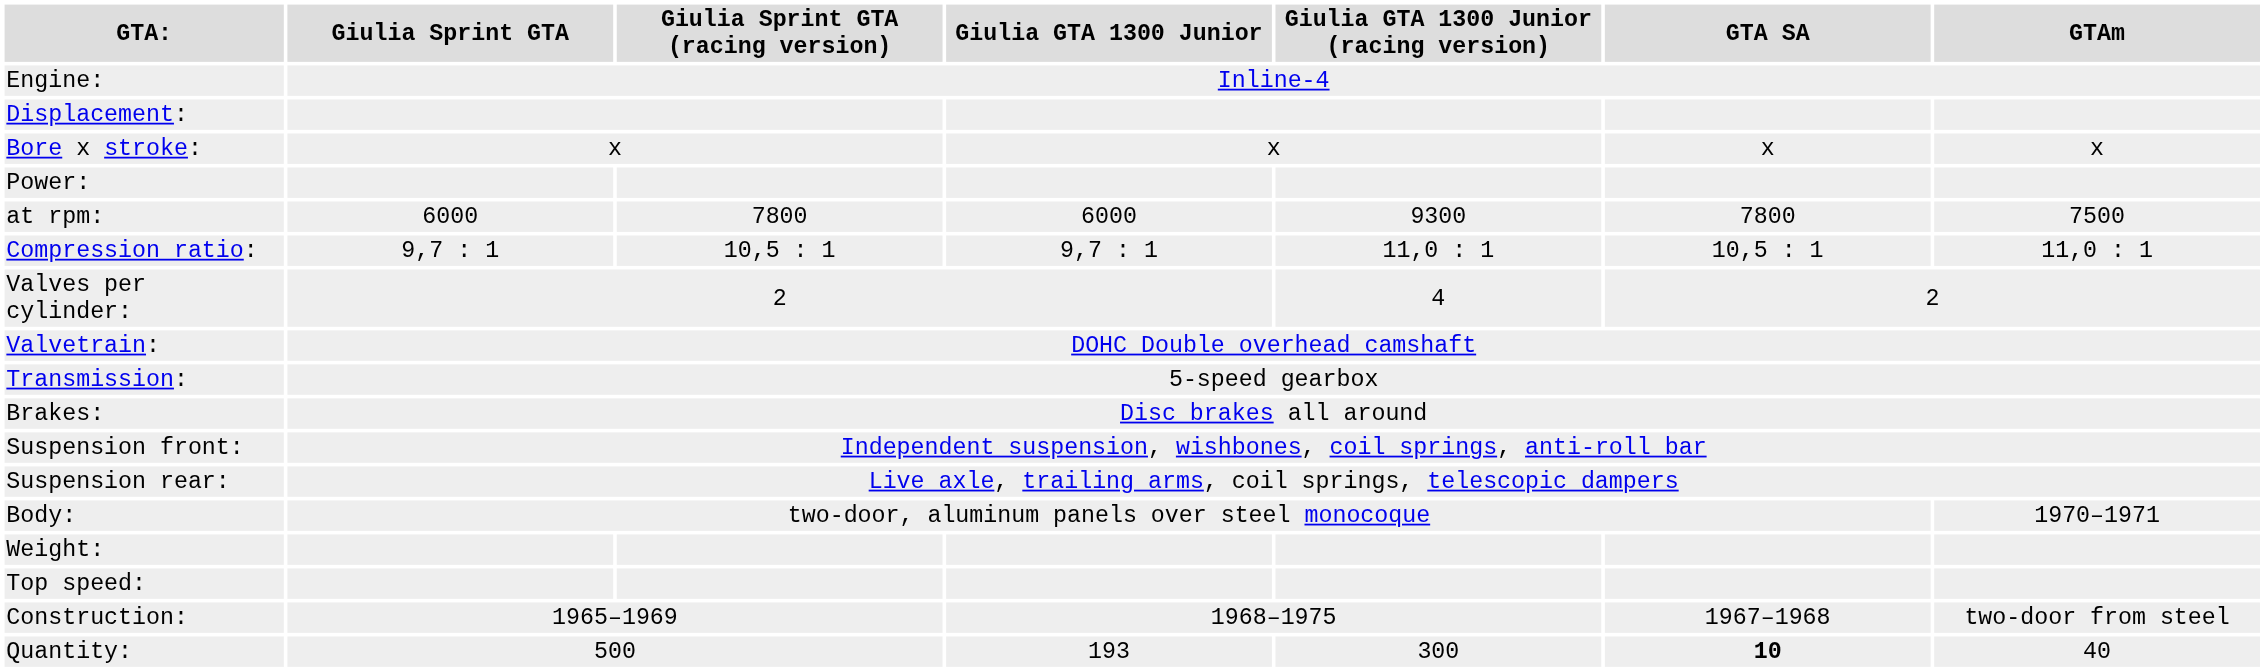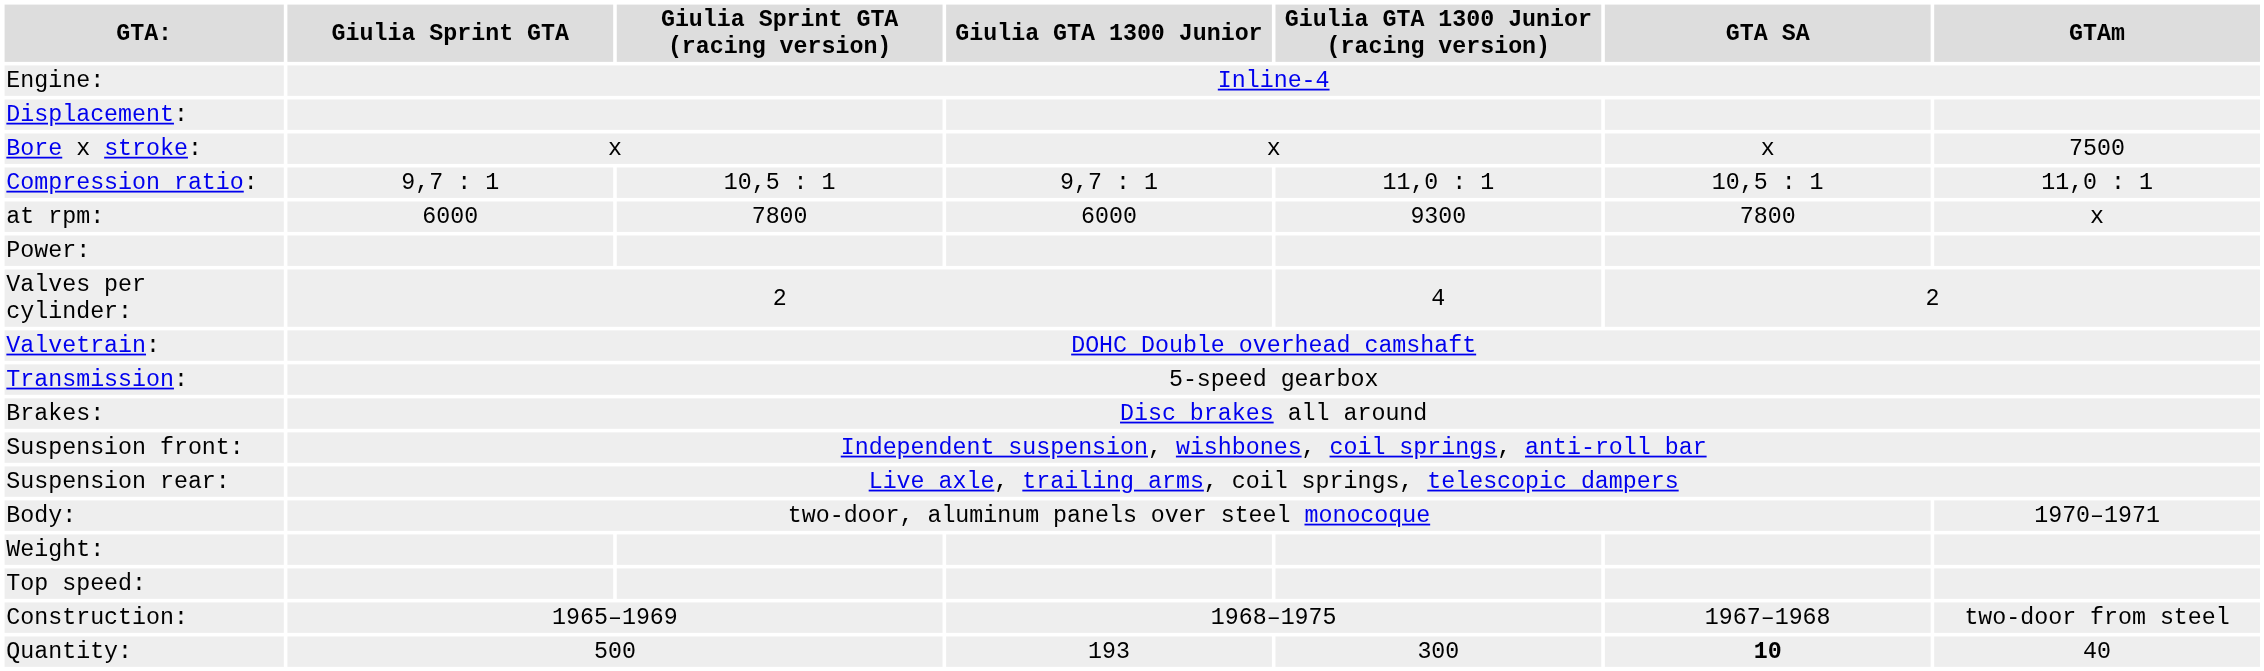(2097, 149) x -> (2097, 149) 7500
rows swapped: (55, 183) <-> (139, 251)
(2097, 217) 7500 -> (2097, 217) x
